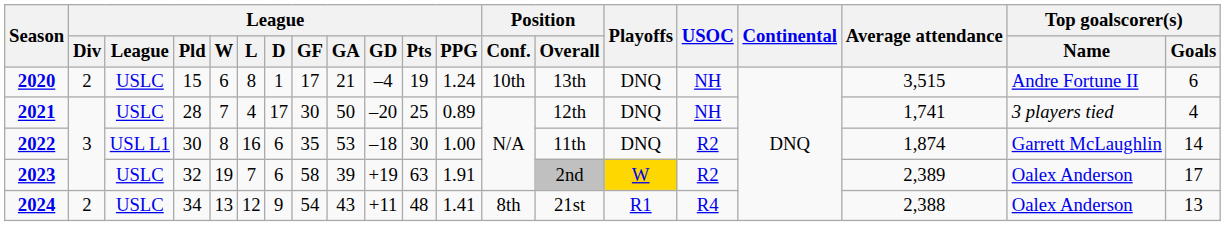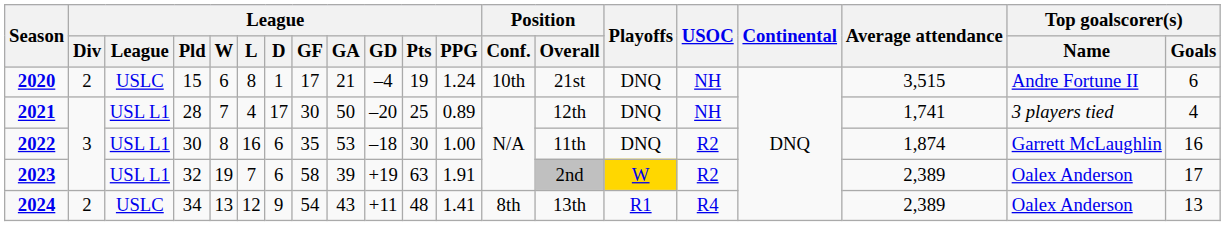(570, 82) 13th -> (570, 82) 21st
(140, 112) USLC -> (140, 112) USL L1
(1193, 143) 14 -> (1193, 143) 16
(140, 174) USLC -> (140, 174) USL L1
(570, 205) 21st -> (570, 205) 13th
(924, 205) 2,388 -> (924, 205) 2,389
